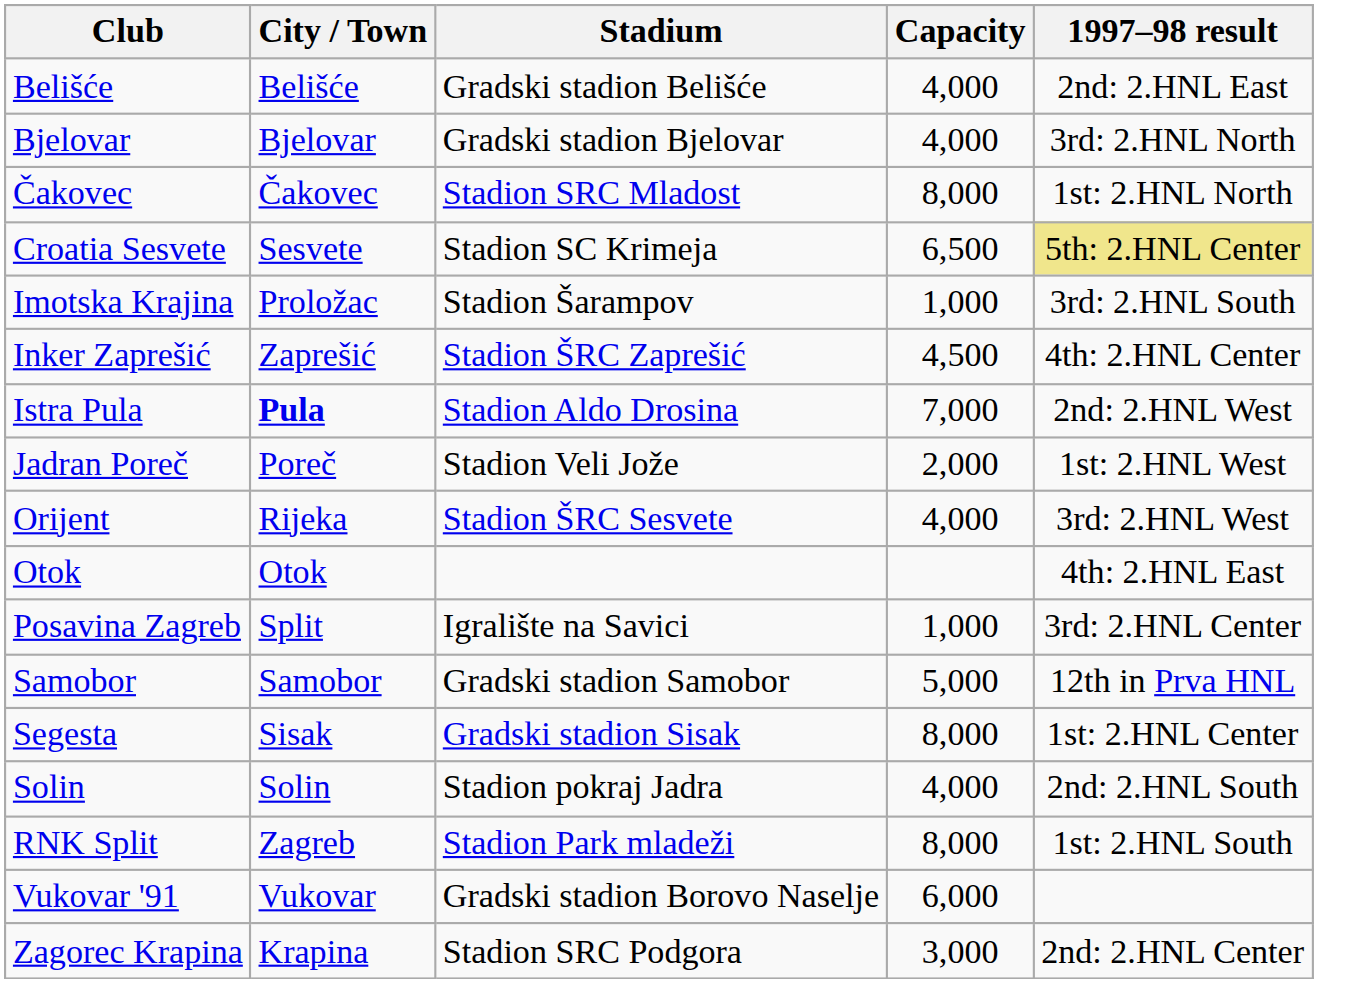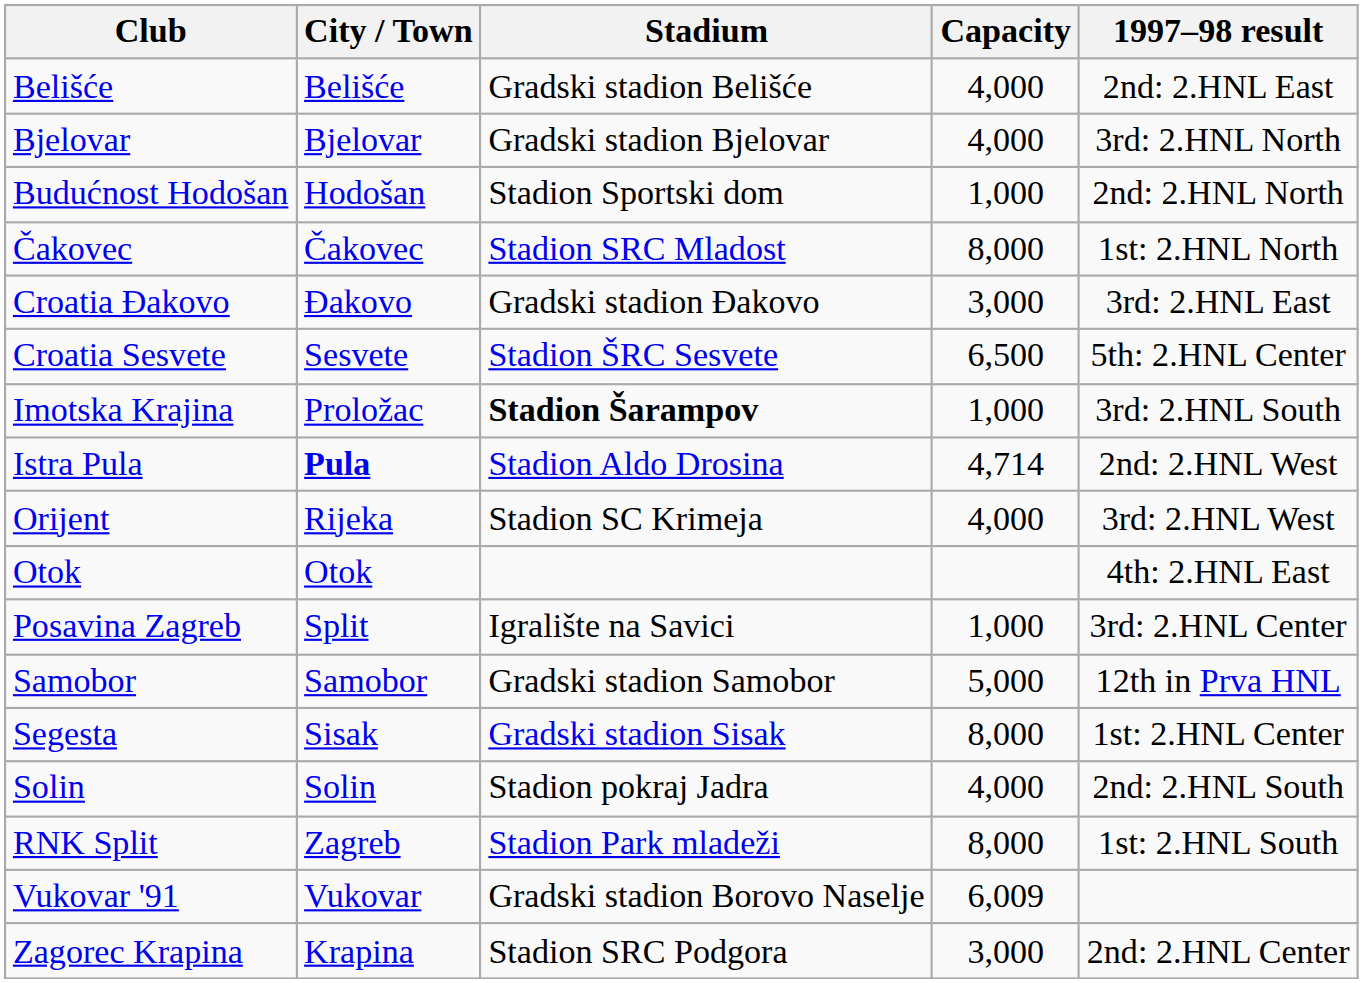+ row: (151, 193)
+ row: (121, 301)
(580, 247) Stadion SC Krimeja -> (633, 355) Stadion ŠRC Sesvete
(1173, 247) khaki background -> (1218, 355) no background
(568, 301) normal -> (623, 409) bold
- row: (112, 355)
(960, 409) 7,000 -> (1006, 463) 4,714
- row: (100, 463)
(588, 517) Stadion ŠRC Sesvete -> (626, 517) Stadion SC Krimeja
(960, 896) 6,000 -> (1006, 896) 6,009
